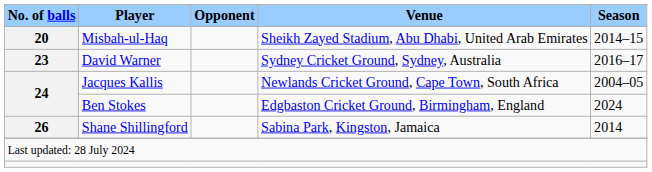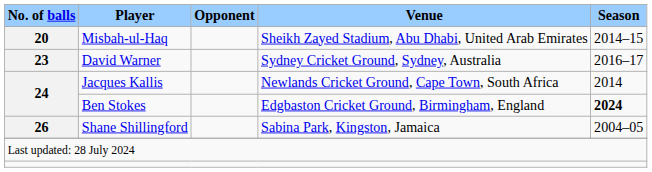(619, 82) 2004–05 -> (608, 82) 2014
(608, 104) normal -> (608, 104) bold
(608, 127) 2014 -> (619, 127) 2004–05
